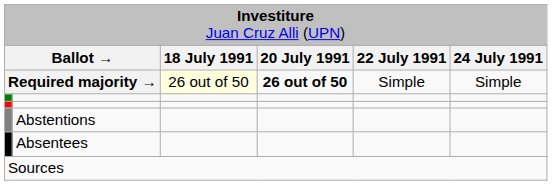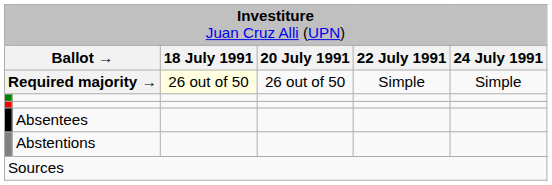(305, 81) bold -> (305, 81) normal
rows swapped: (8, 120) <-> (8, 144)
